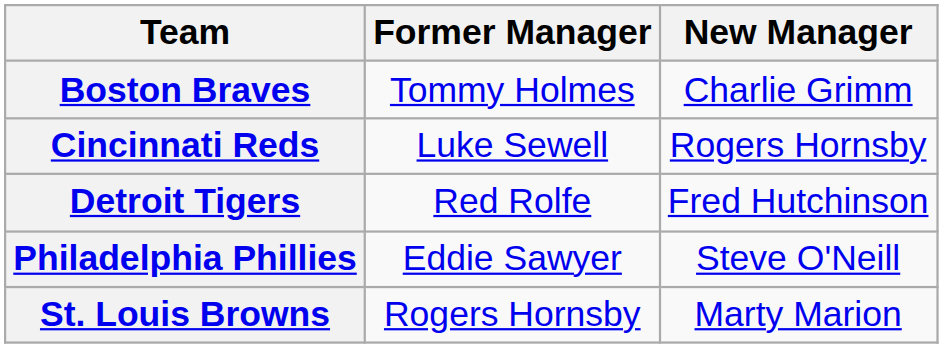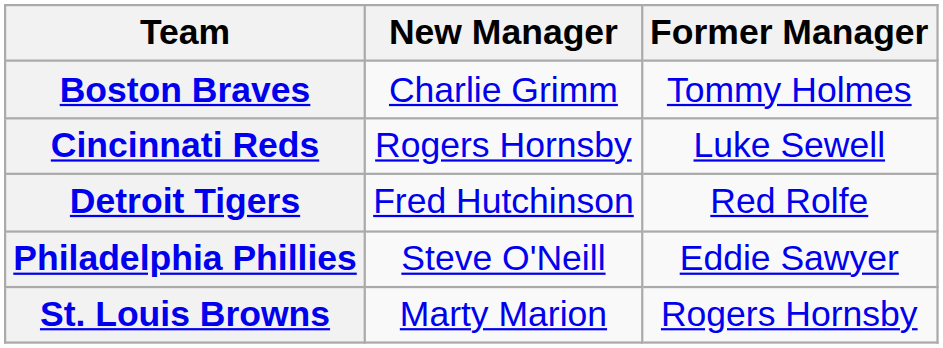columns swapped: (512, 32) <-> (798, 32)
